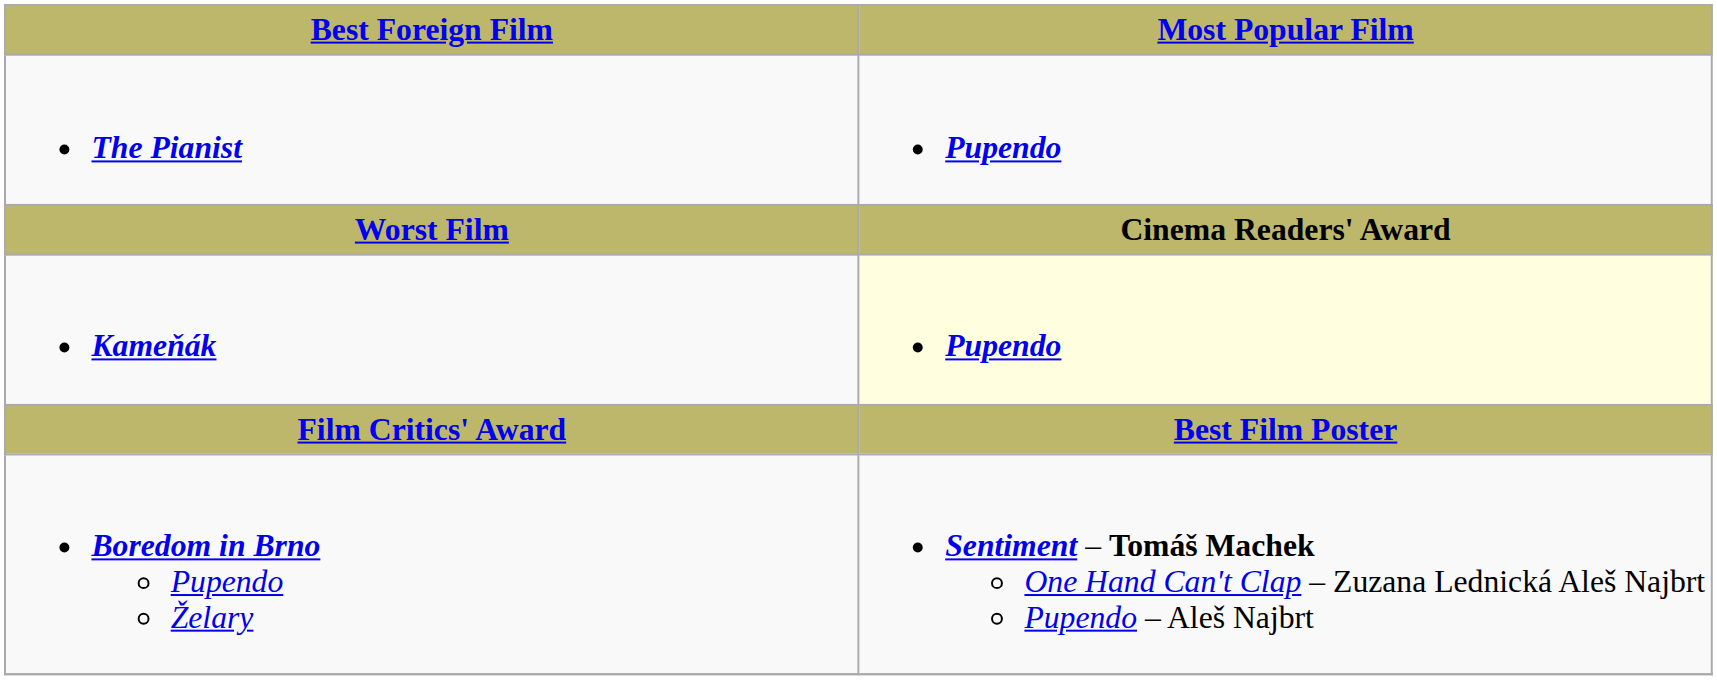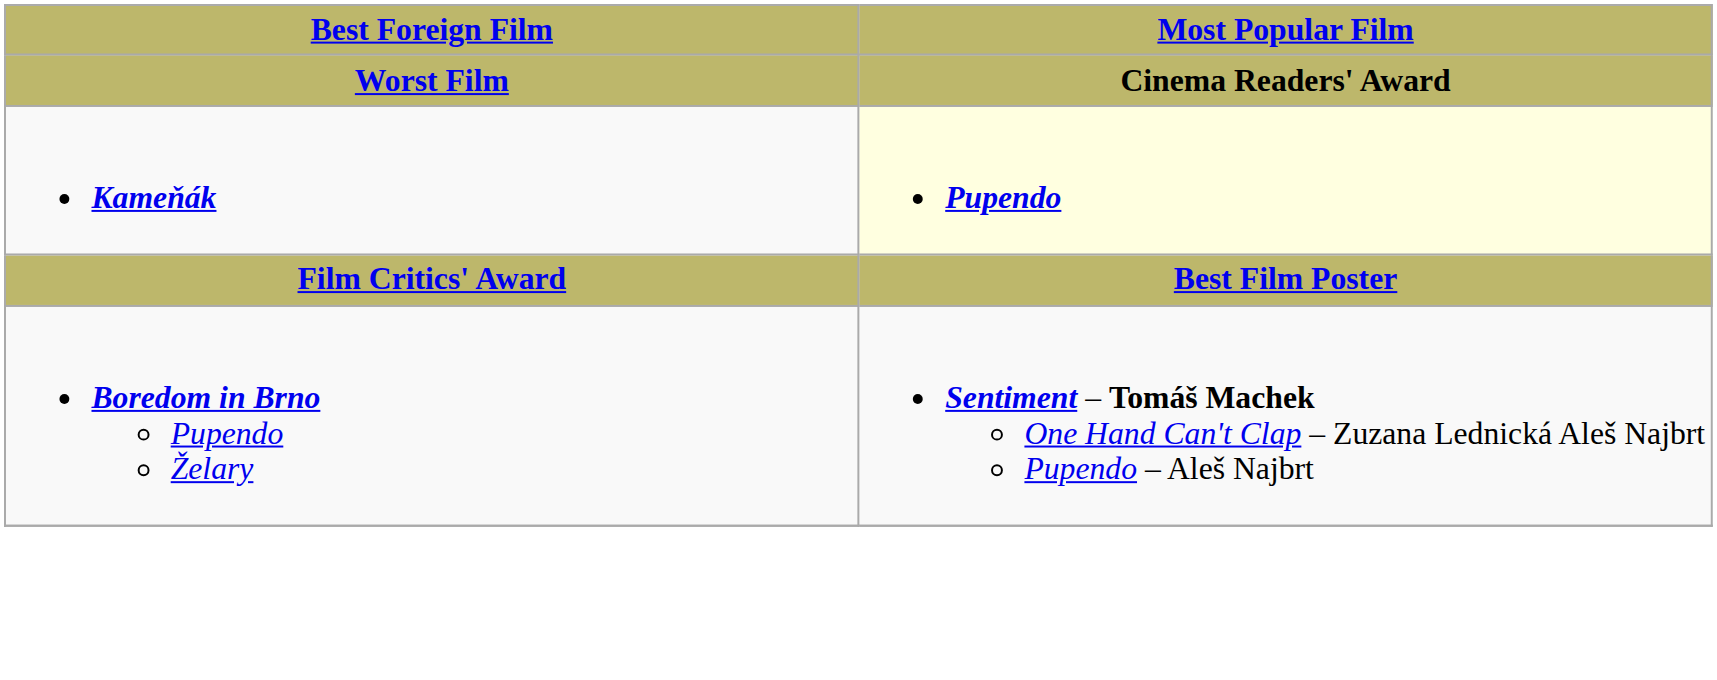- row: (432, 148)
